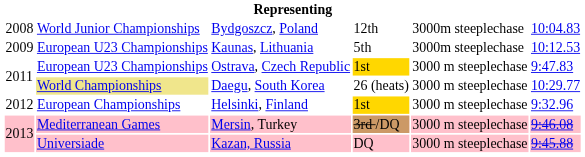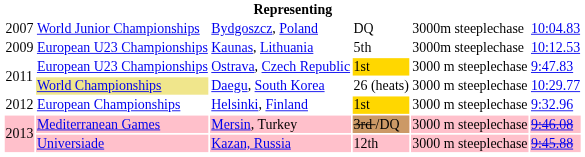(20, 28) 2008 -> (20, 28) 2007
(366, 28) 12th -> (364, 28) DQ
(364, 143) DQ -> (366, 143) 12th
